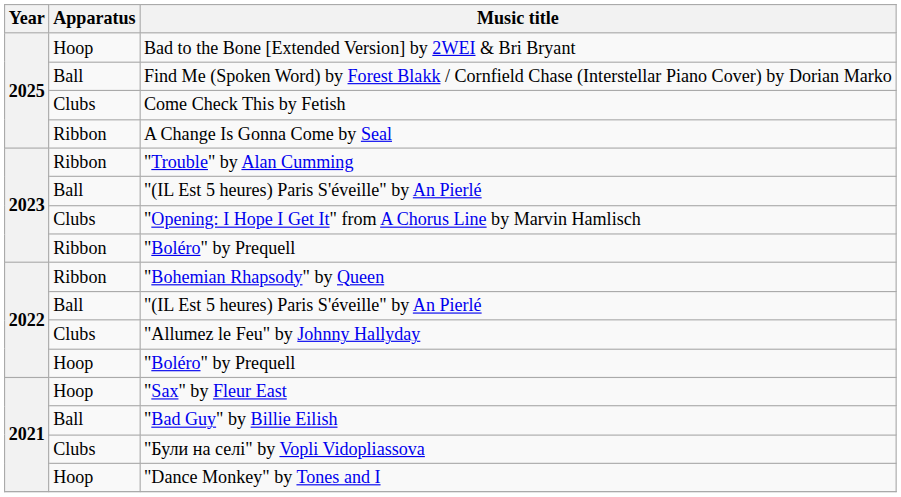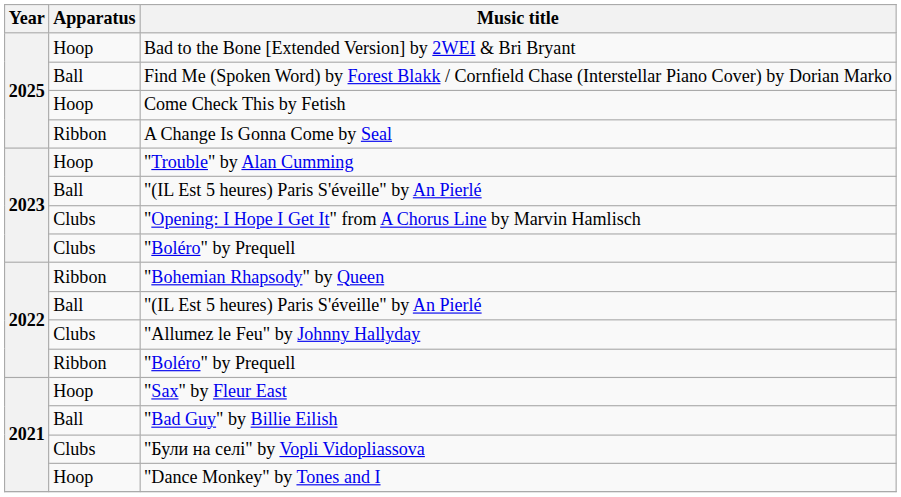(74, 104) Clubs -> (73, 104) Hoop
(80, 162) Ribbon -> (73, 162) Hoop
(80, 248) Ribbon -> (74, 248) Clubs
(73, 362) Hoop -> (80, 362) Ribbon
